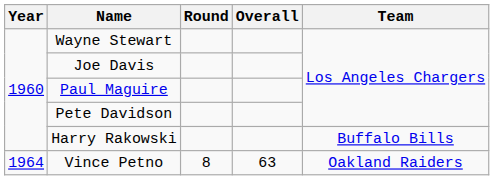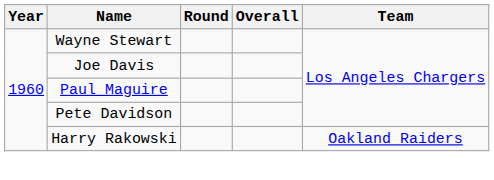(395, 139) Buffalo Bills -> (395, 139) Oakland Raiders
- row: (114, 163)
